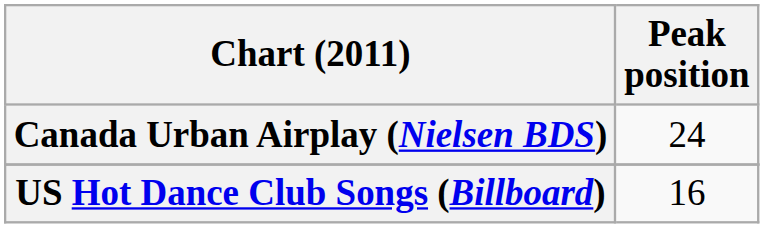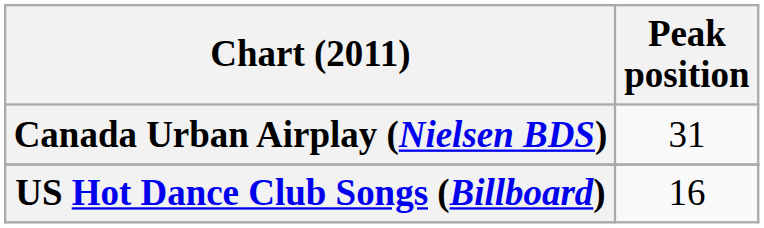(687, 134) 24 -> (687, 134) 31
